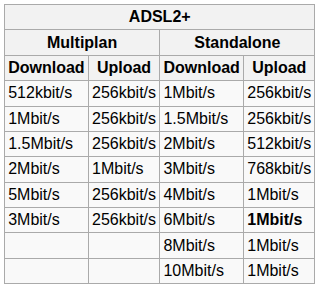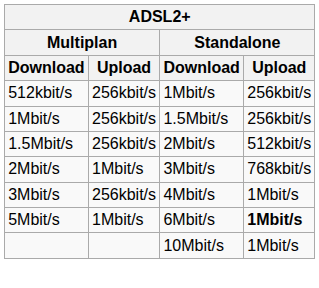(34, 194) 5Mbit/s -> (34, 194) 3Mbit/s
(34, 220) 3Mbit/s -> (34, 220) 5Mbit/s
(124, 220) 256kbit/s -> (118, 220) 1Mbit/s
- row: (189, 245)
